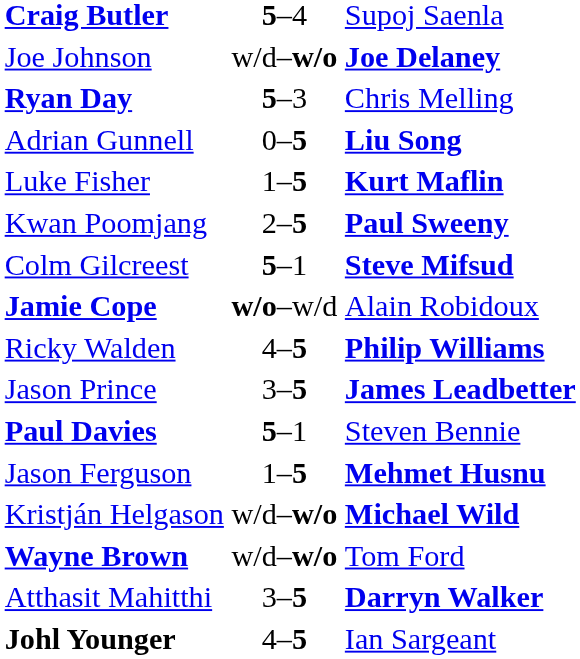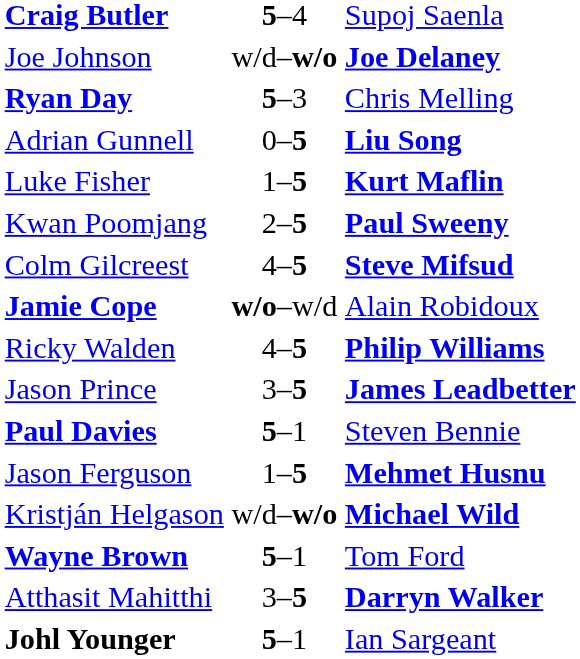(284, 264) 5–1 -> (284, 264) 4–5
(284, 555) w/d–w/o -> (284, 555) 5–1
(284, 638) 4–5 -> (284, 638) 5–1
